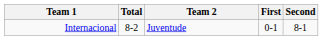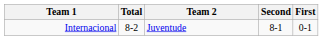columns swapped: (271, 12) <-> (300, 12)
